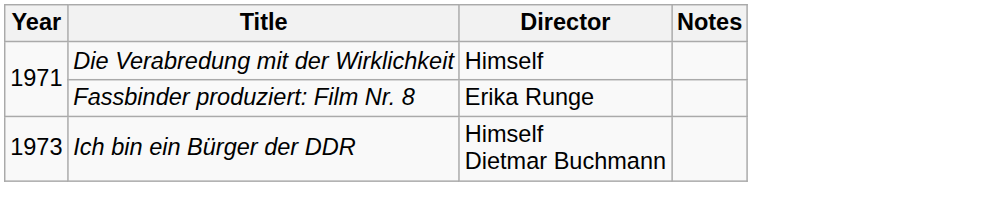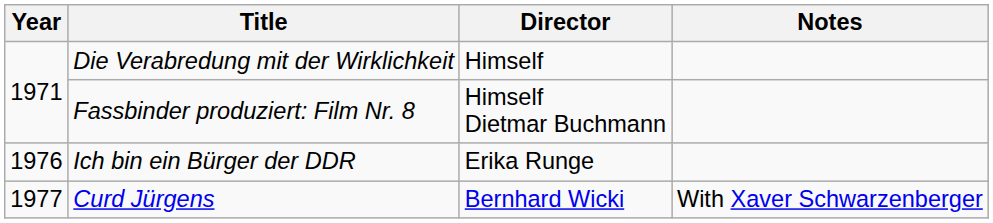(529, 97) Erika Runge -> (565, 110) Himself Dietmar Buchmann
(36, 148) 1973 -> (36, 161) 1976
(565, 148) Himself Dietmar Buchmann -> (529, 161) Erika Runge
+ row: (144, 198)
